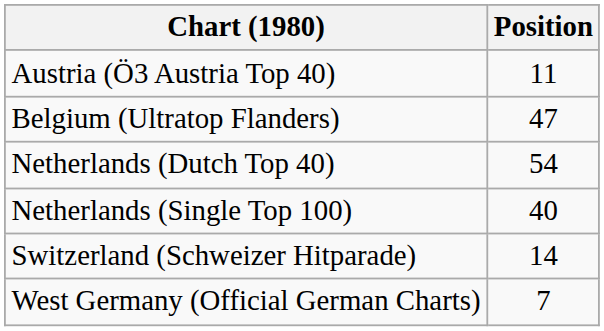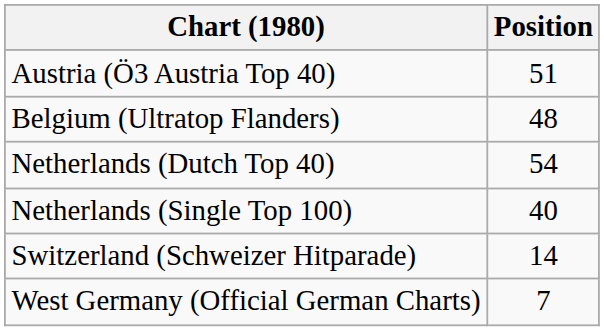(543, 73) 11 -> (543, 73) 51
(543, 118) 47 -> (543, 118) 48
